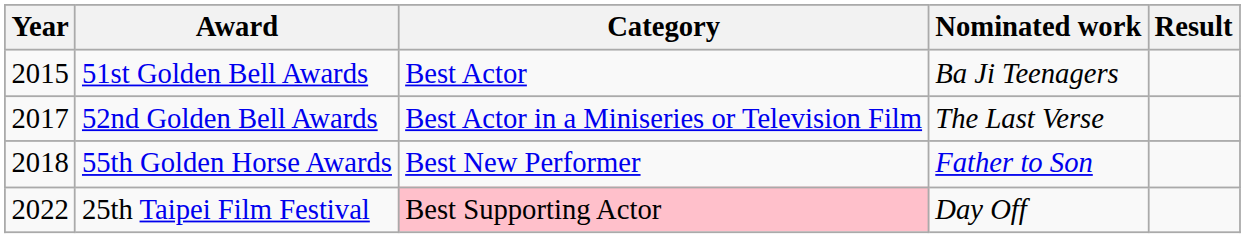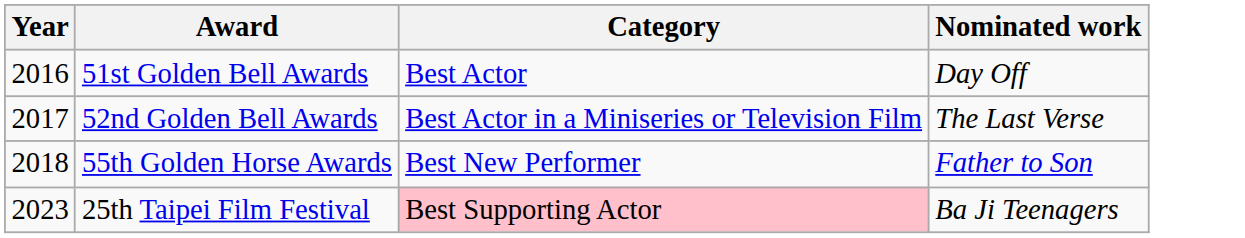- column: (1194, 27)
(40, 72) 2015 -> (40, 72) 2016
(1027, 72) Ba Ji Teenagers -> (981, 72) Day Off
(40, 208) 2022 -> (40, 208) 2023
(981, 208) Day Off -> (1027, 208) Ba Ji Teenagers
